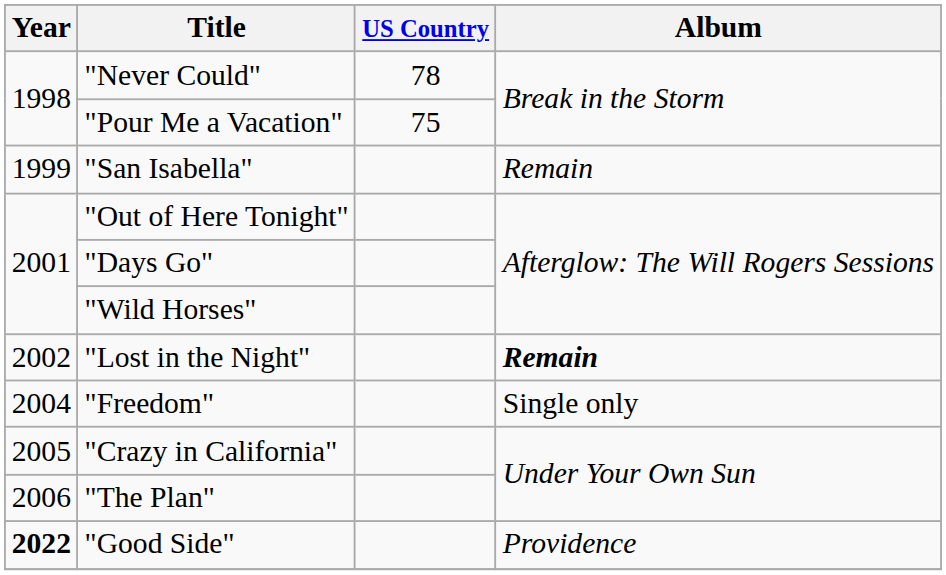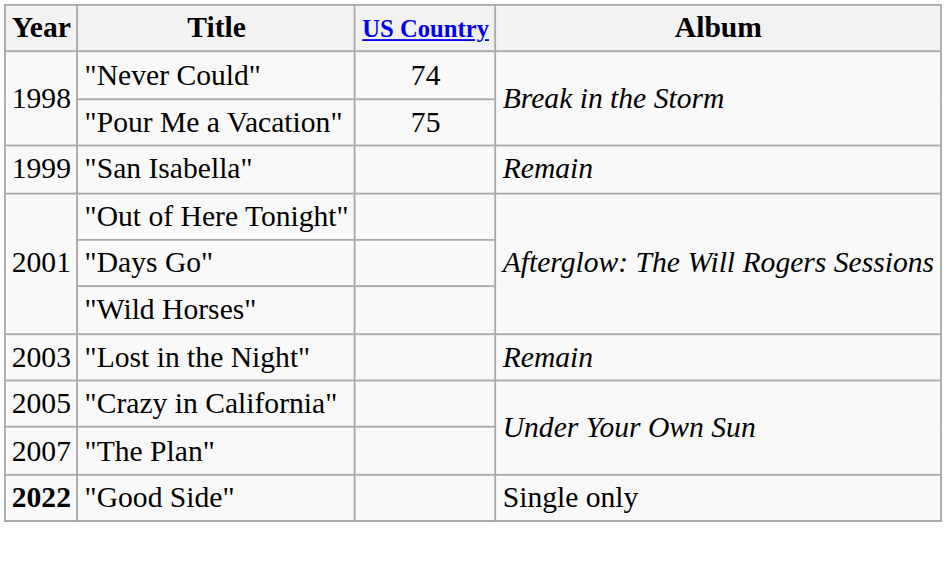(426, 74) 78 -> (426, 74) 74
(41, 356) 2002 -> (41, 356) 2003
(550, 356) bold -> (548, 356) normal
- row: (149, 403)
(41, 497) 2006 -> (41, 450) 2007
(570, 544) Providence -> (571, 497) Single only
